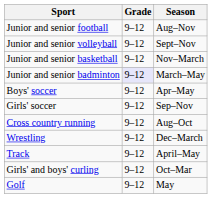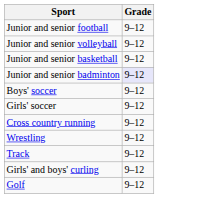- column: (180, 12)
